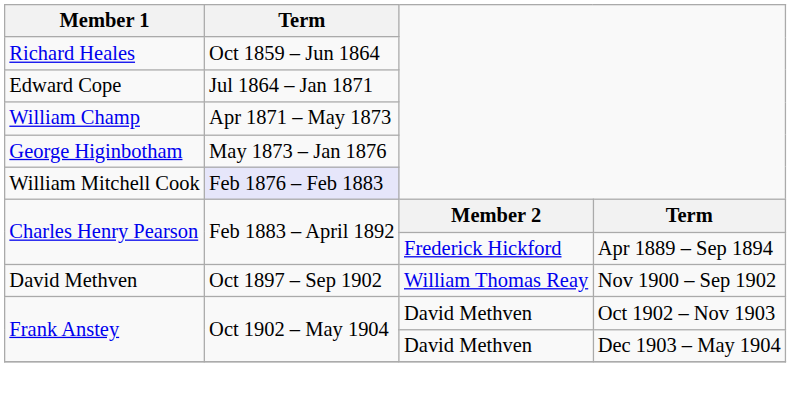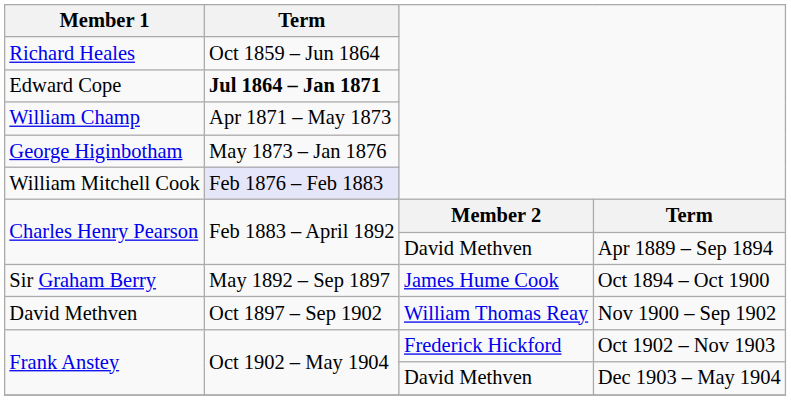(291, 85) normal -> (295, 85) bold
(483, 248) Frederick Hickford -> (468, 248) David Methven
+ row: (83, 280)
(468, 313) David Methven -> (483, 345) Frederick Hickford
